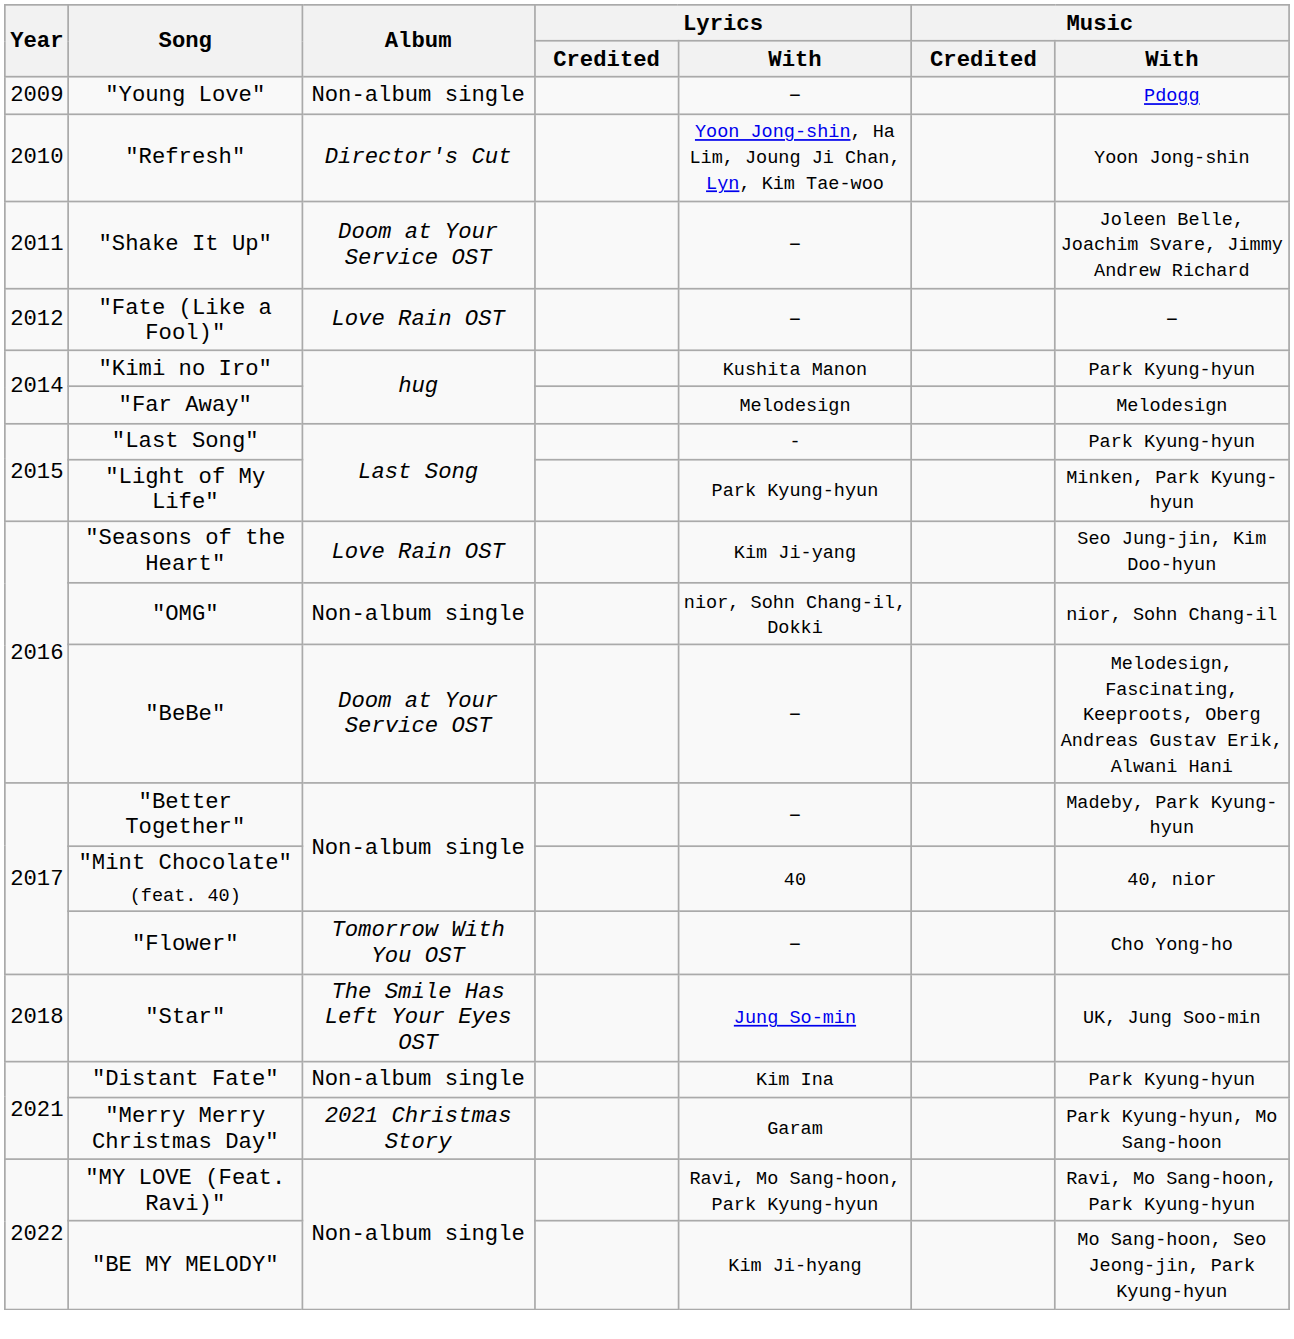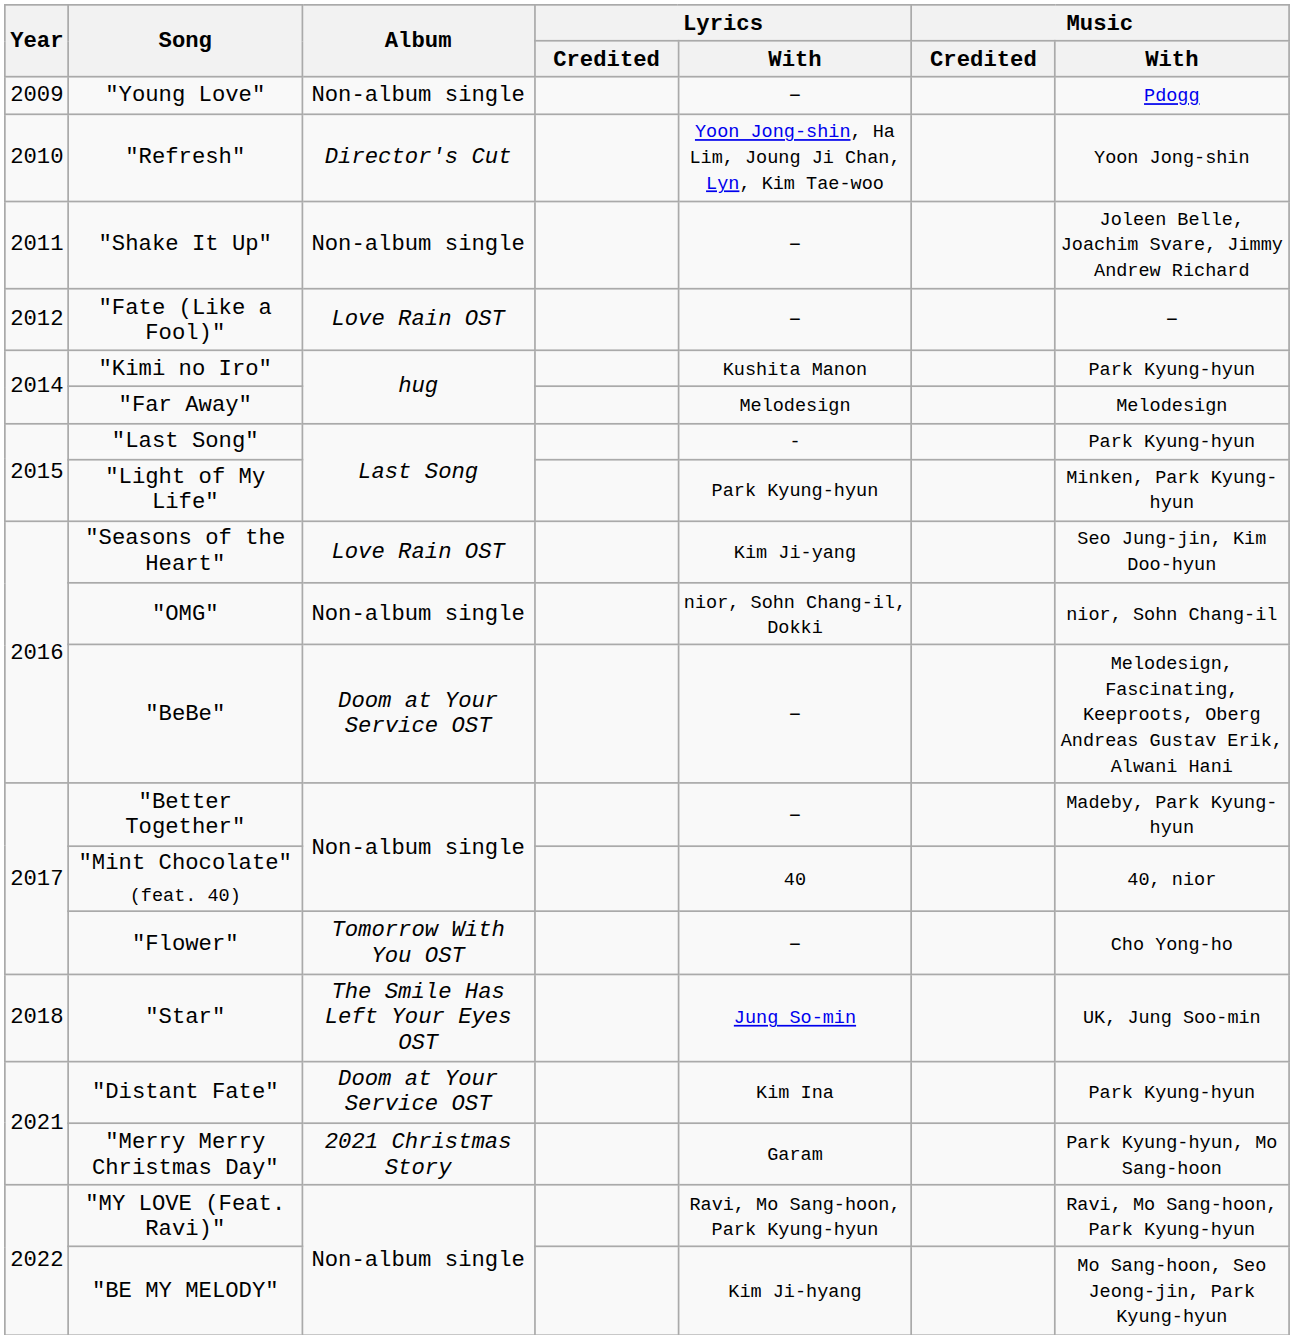(418, 245) Doom at Your Service OST -> (418, 245) Non-album single
(418, 1079) Non-album single -> (418, 1092) Doom at Your Service OST
